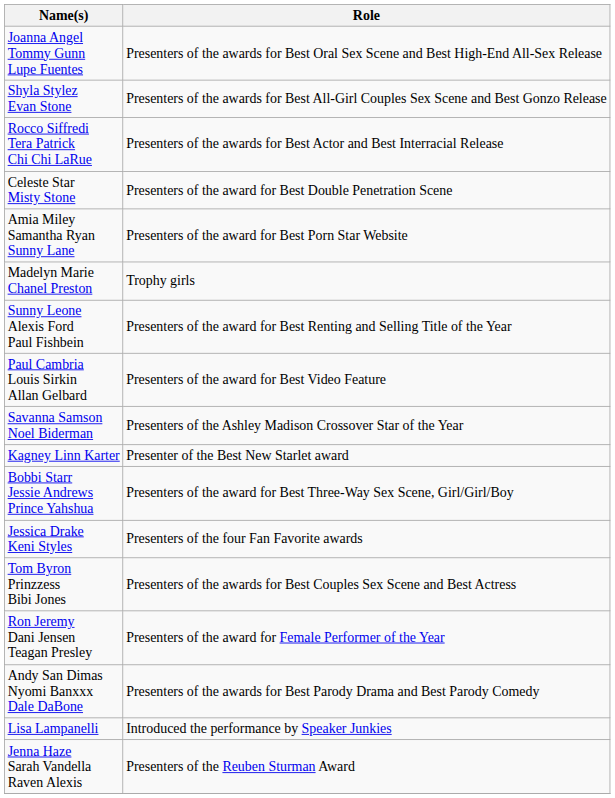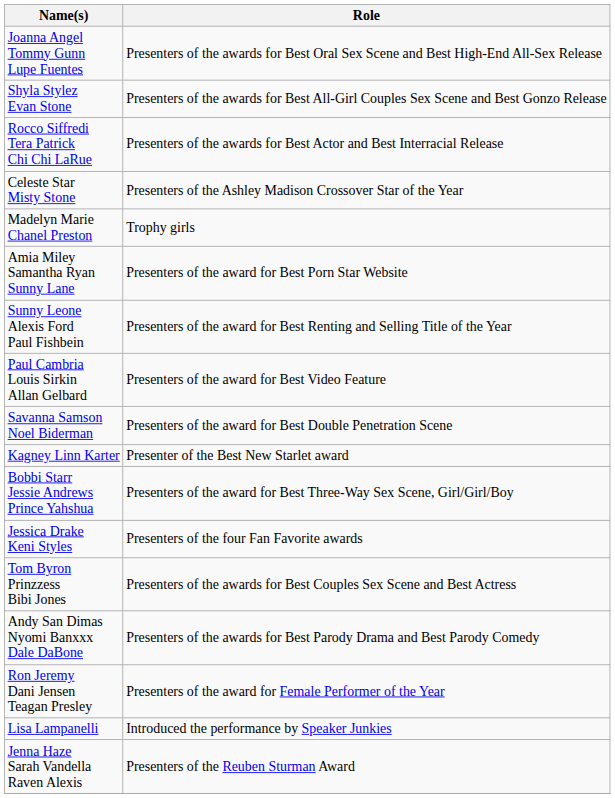(289, 189) Presenters of the award for Best Double Penetration Scene -> (295, 189) Presenters of the Ashley Madison Crossover Star of the Year
rows swapped: (51, 235) <-> (51, 281)
(295, 425) Presenters of the Ashley Madison Crossover Star of the Year -> (289, 425) Presenters of the award for Best Double Penetration Scene
rows swapped: (55, 691) <-> (50, 637)
